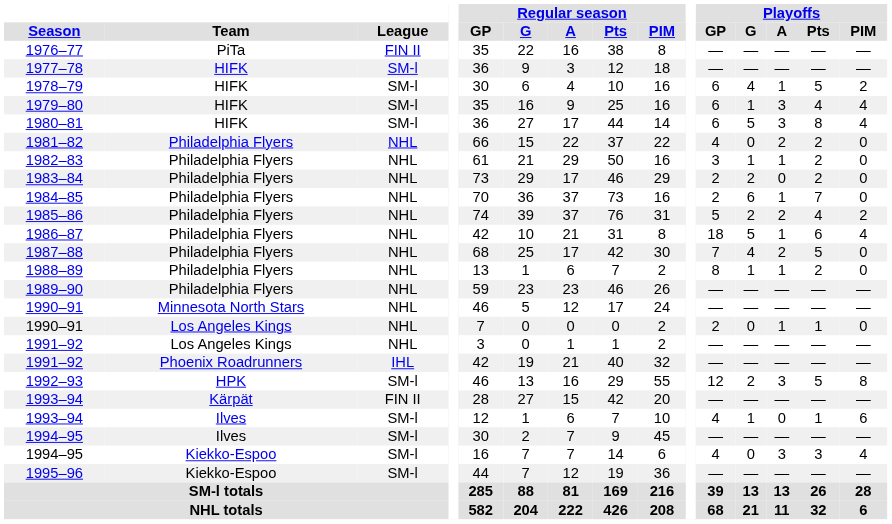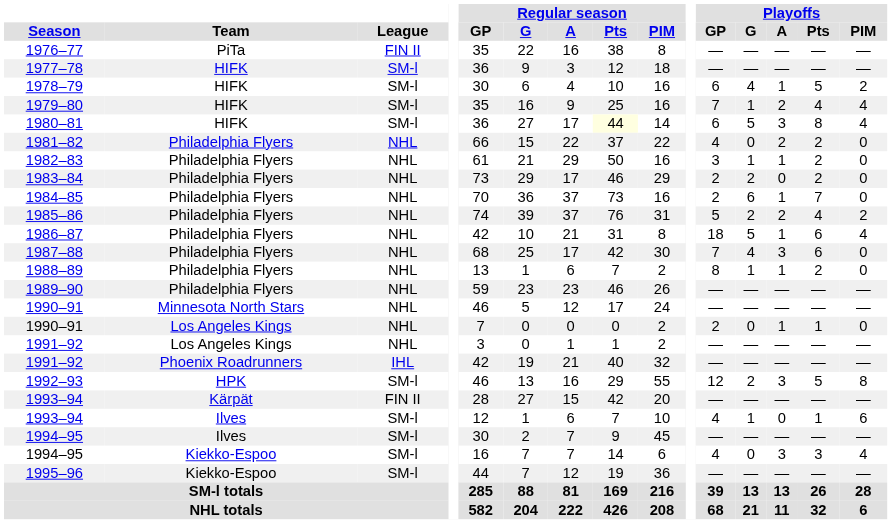(716, 105) 6 -> (716, 105) 7
(782, 105) 3 -> (782, 105) 2
(616, 123) no background -> (616, 123) lightyellow background
(782, 252) 2 -> (782, 252) 3
(818, 252) 5 -> (818, 252) 6
